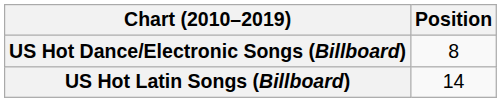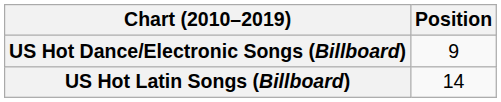(454, 50) 8 -> (454, 50) 9
